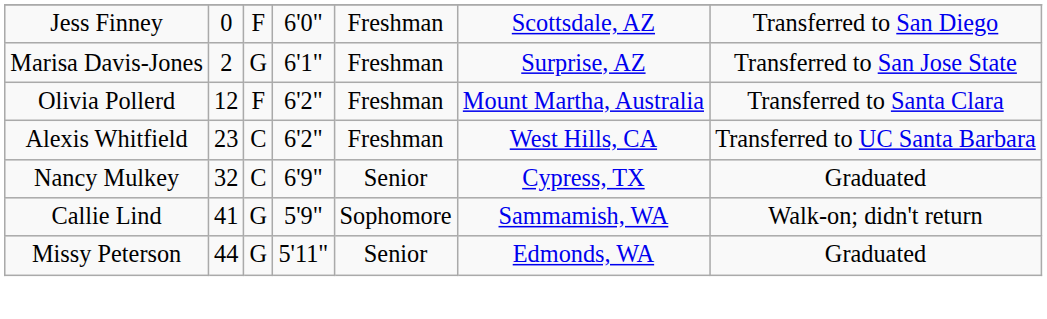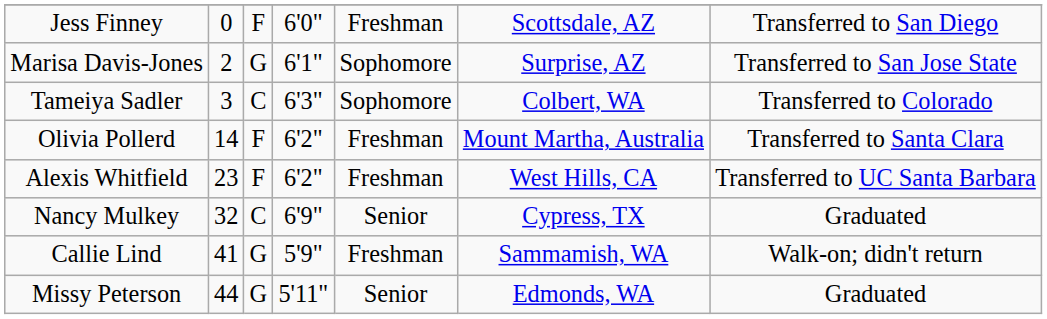(396, 62) Freshman -> (396, 62) Sophomore
+ row: (107, 100)
(226, 100) 12 -> (226, 139) 14
(258, 139) C -> (258, 178) F
(396, 216) Sophomore -> (396, 255) Freshman
